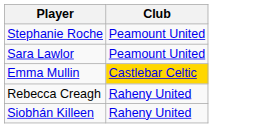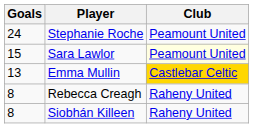+ column: (25, 14)
(157, 53) no background -> (197, 53) lightyellow background
